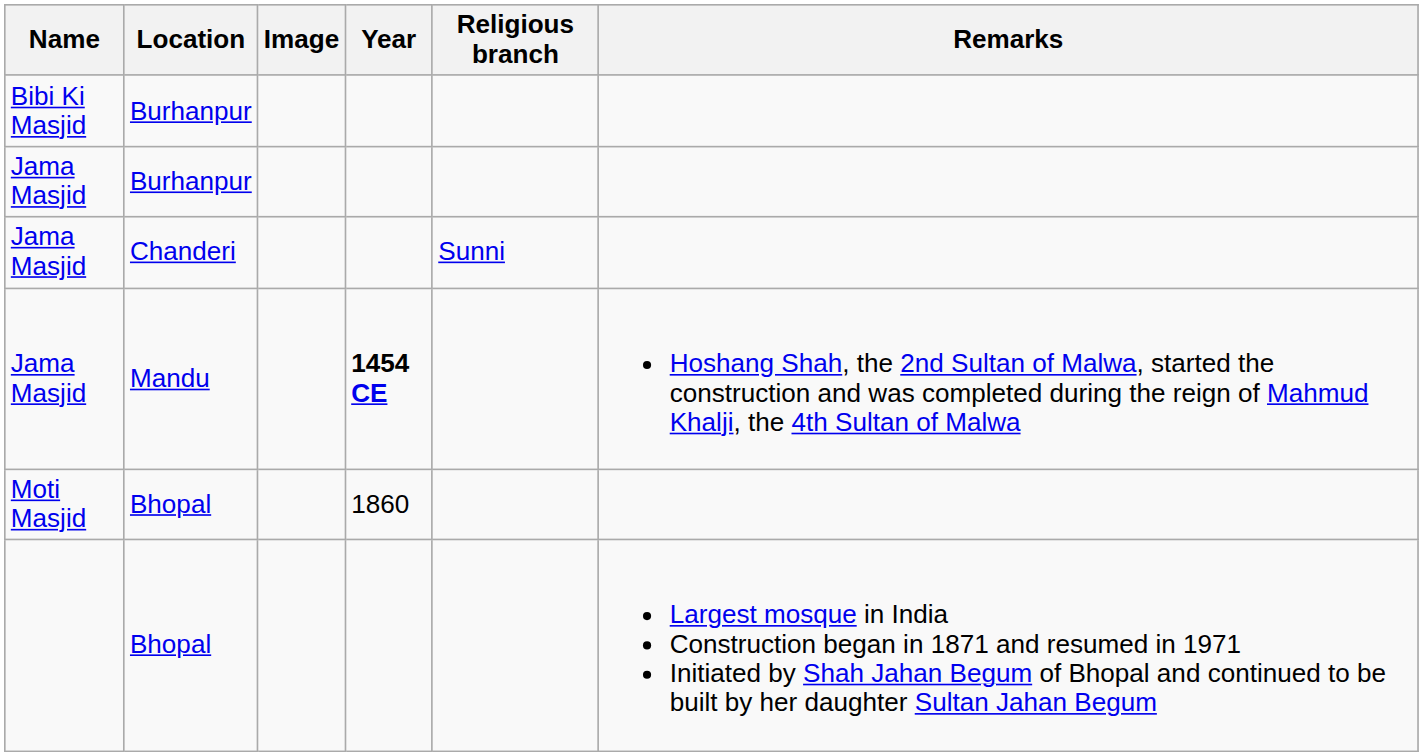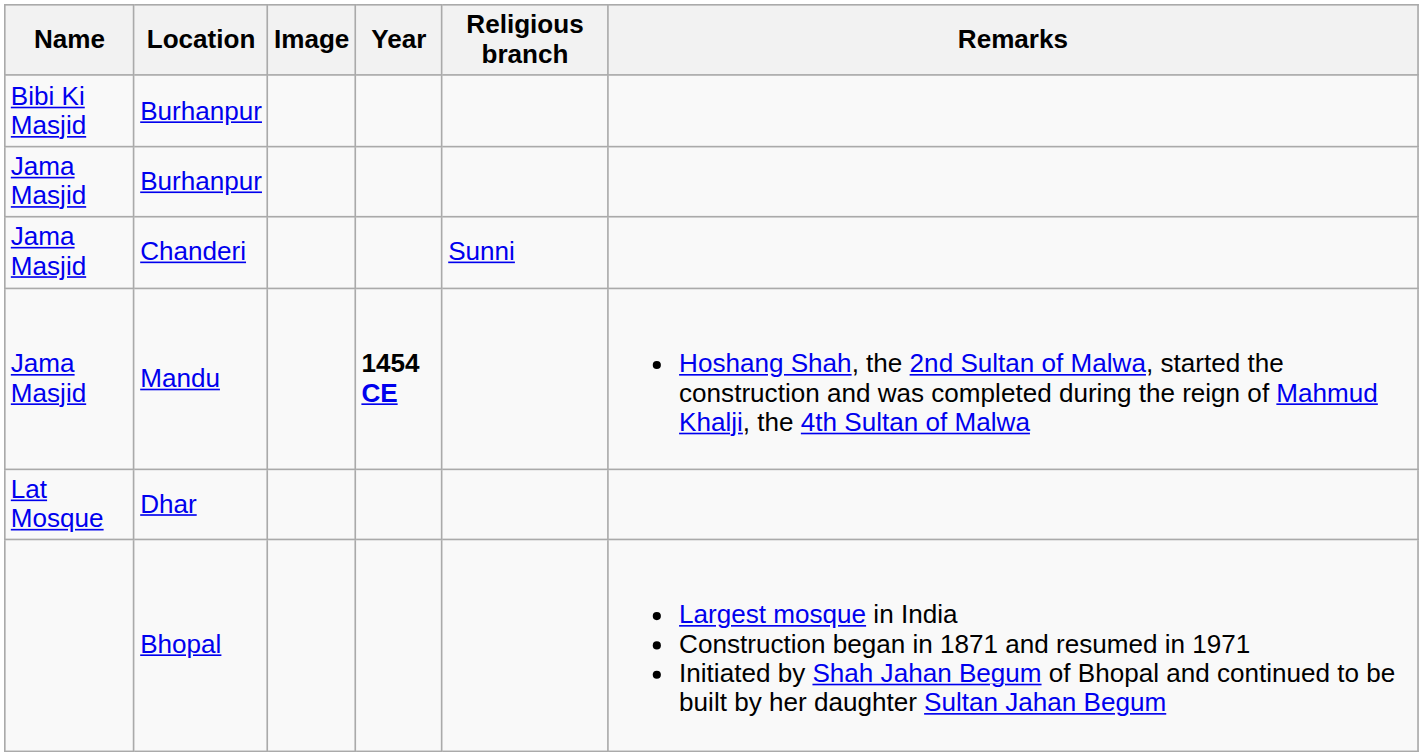+ row: (57, 504)
- row: (49, 504)
